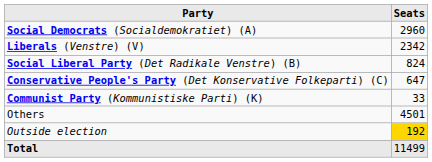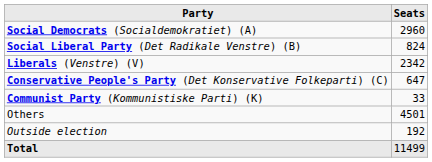rows swapped: (76, 47) <-> (154, 64)
(416, 132) gold background -> (416, 132) no background
